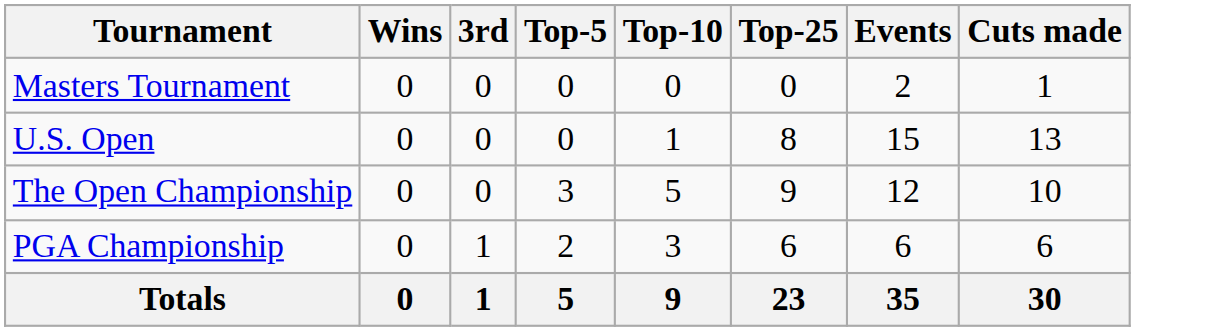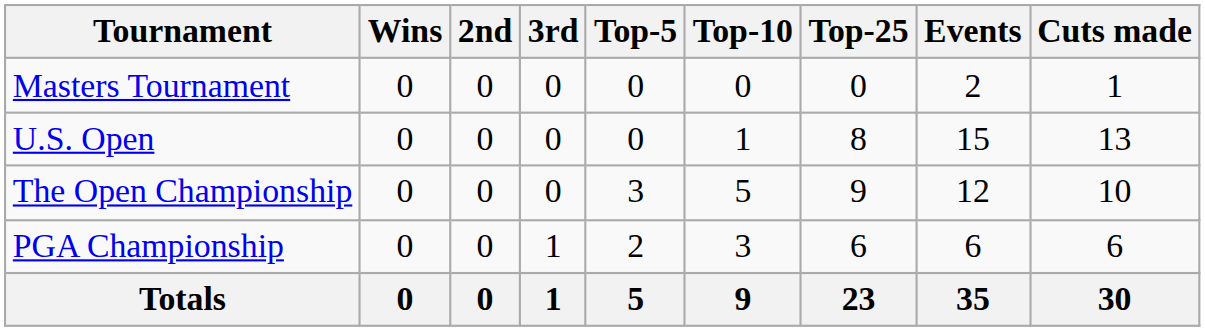+ column: (485, 31)
